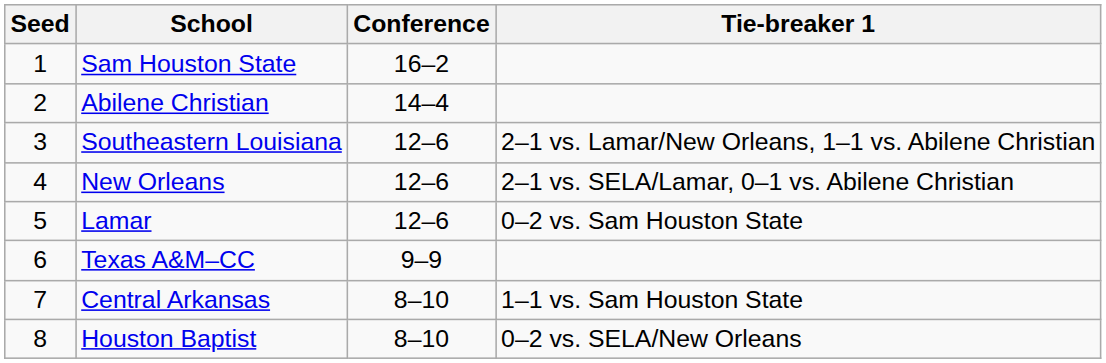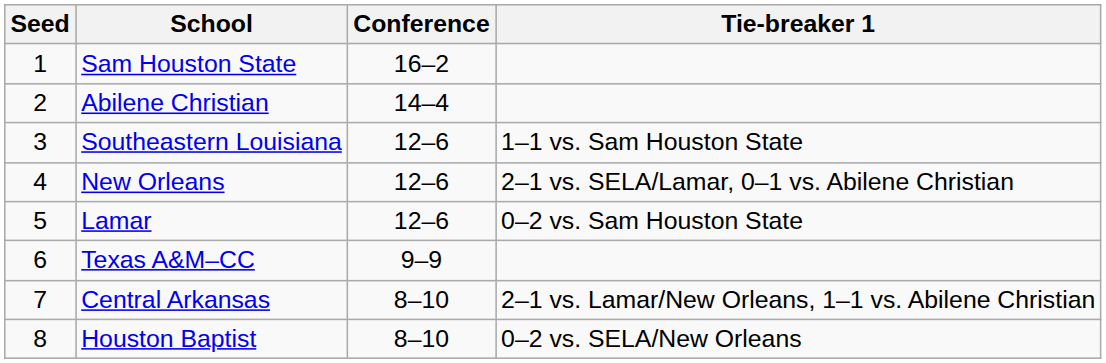(798, 142) 2–1 vs. Lamar/New Orleans, 1–1 vs. Abilene Christian -> (652, 142) 1–1 vs. Sam Houston State
(652, 299) 1–1 vs. Sam Houston State -> (798, 299) 2–1 vs. Lamar/New Orleans, 1–1 vs. Abilene Christian
